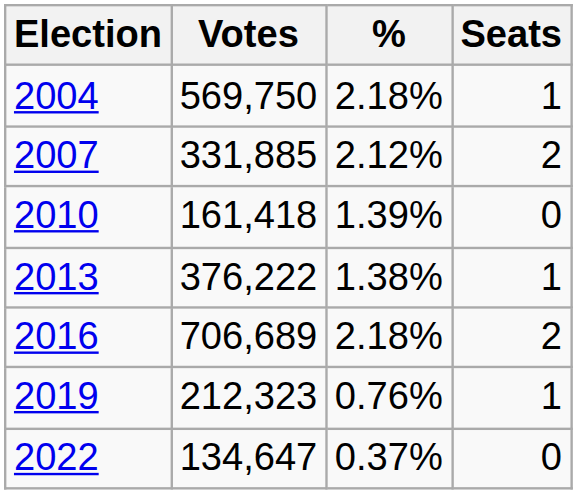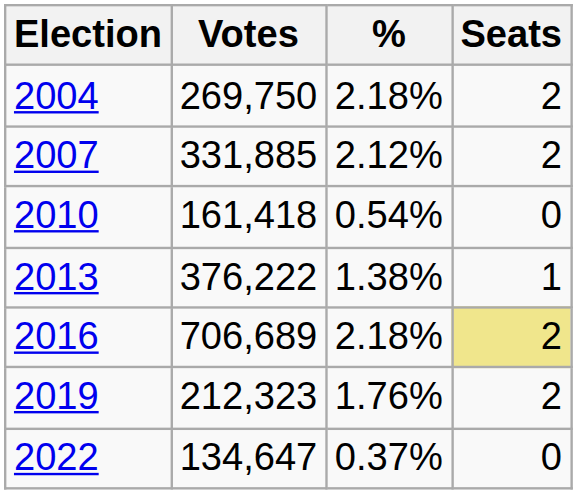(248, 95) 569,750 -> (248, 95) 269,750
(551, 95) 1 -> (551, 95) 2
(389, 215) 1.39% -> (389, 215) 0.54%
(551, 336) no background -> (551, 336) khaki background
(389, 397) 0.76% -> (389, 397) 1.76%
(551, 397) 1 -> (551, 397) 2
